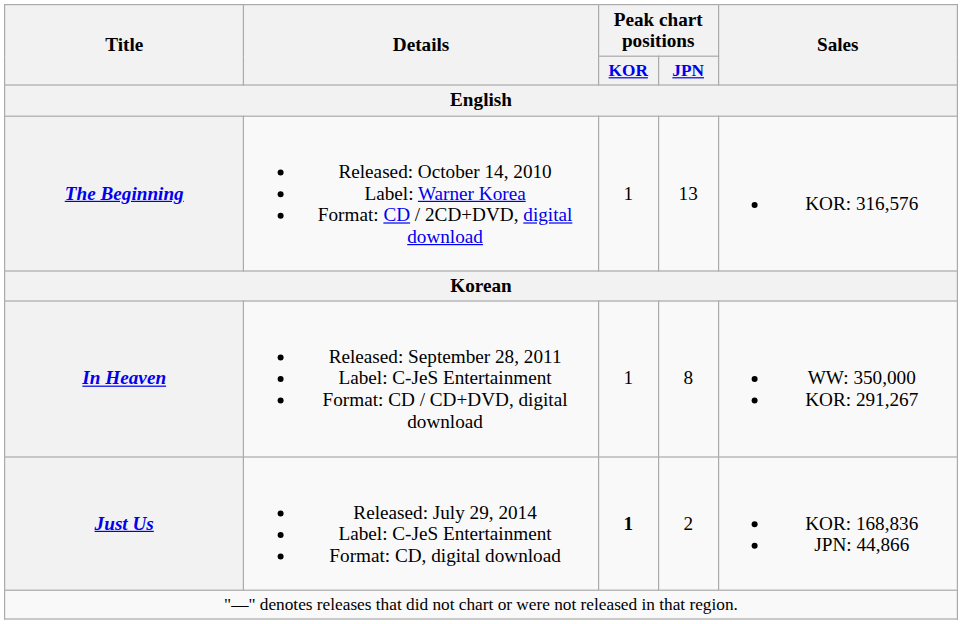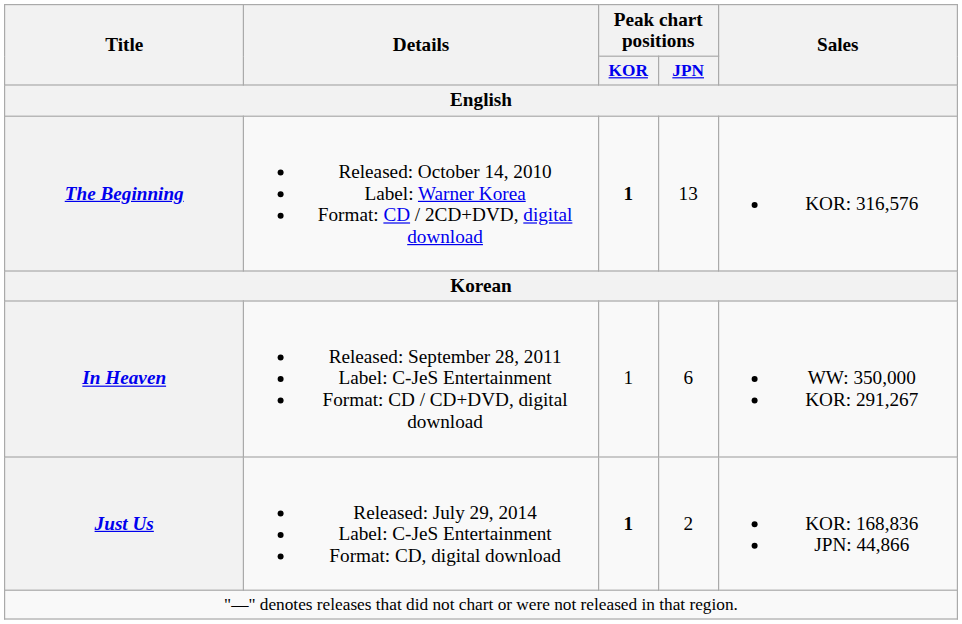(628, 193) normal -> (628, 193) bold
(688, 378) 8 -> (688, 378) 6
